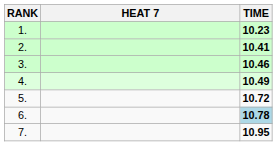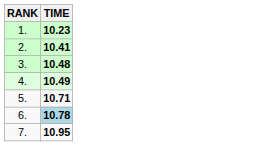- column: (140, 13)
(256, 64) 10.46 -> (57, 64) 10.48
(256, 99) 10.72 -> (57, 99) 10.71
